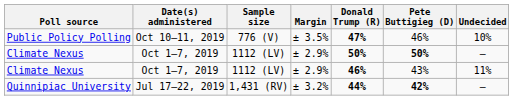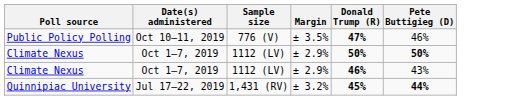- column: (483, 21)
(357, 86) 44% -> (357, 86) 45%
(420, 86) 42% -> (420, 86) 44%
